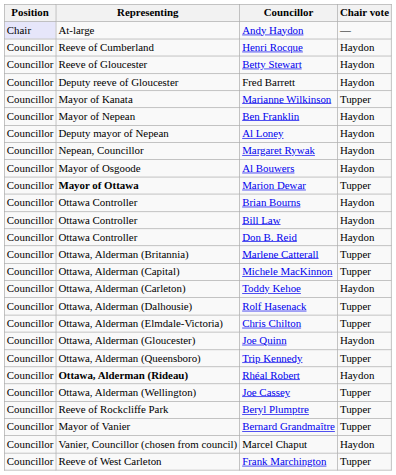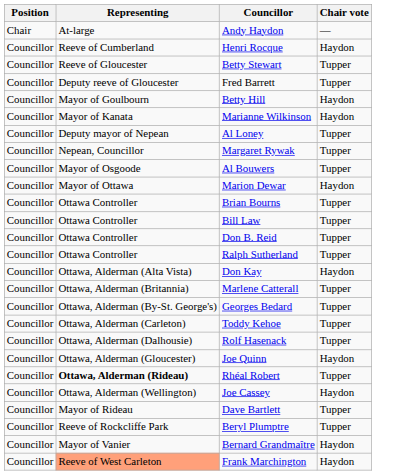(19, 30) lavender background -> (19, 30) no background
(357, 64) Haydon -> (335, 64) Tupper
(357, 82) Haydon -> (335, 82) Tupper
+ row: (244, 99)
(355, 99) Tupper -> (337, 116) Haydon
- row: (271, 116)
(357, 133) Haydon -> (335, 133) Tupper
(357, 151) Haydon -> (335, 151) Tupper
(357, 168) Haydon -> (335, 168) Tupper
(98, 185) bold -> (96, 185) normal
(355, 185) Tupper -> (337, 185) Haydon
(357, 202) Haydon -> (335, 202) Tupper
(357, 220) Haydon -> (335, 220) Tupper
(357, 237) Haydon -> (335, 237) Tupper
+ row: (260, 254)
+ row: (242, 271)
+ row: (257, 306)
- row: (287, 271)
(357, 289) Haydon -> (335, 323) Tupper
- row: (272, 323)
- row: (272, 358)
(357, 375) Haydon -> (335, 375) Tupper
(355, 392) Tupper -> (337, 392) Haydon
+ row: (251, 409)
(355, 427) Tupper -> (337, 444) Haydon
- row: (275, 444)
(110, 461) no background -> (110, 461) lightsalmon background
(355, 461) Tupper -> (337, 461) Haydon
